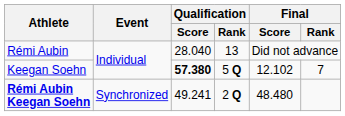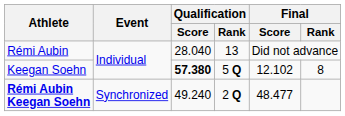(321, 70) 7 -> (321, 70) 8
(193, 95) 49.241 -> (193, 95) 49.240
(275, 95) 48.480 -> (275, 95) 48.477
